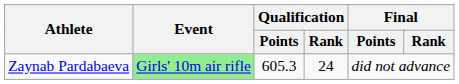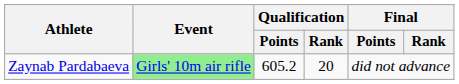(279, 67) 605.3 -> (279, 67) 605.2
(326, 67) 24 -> (326, 67) 20
